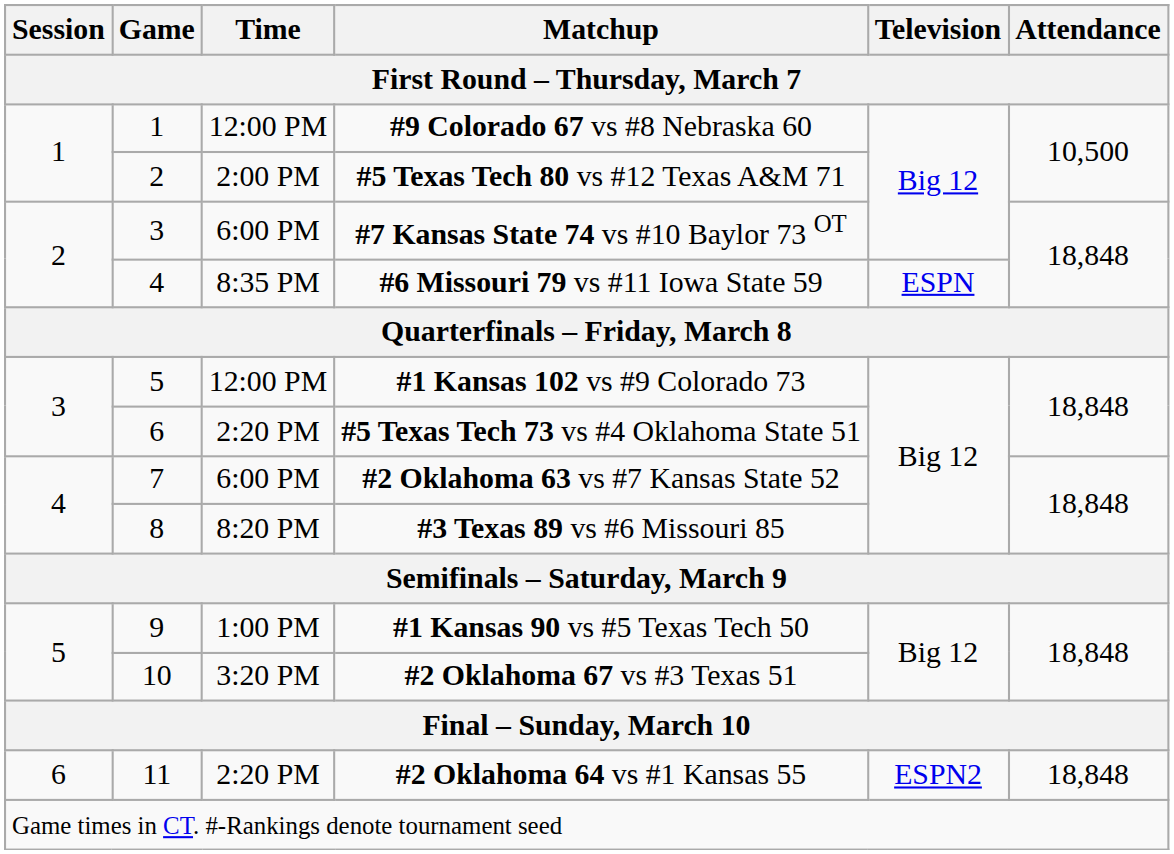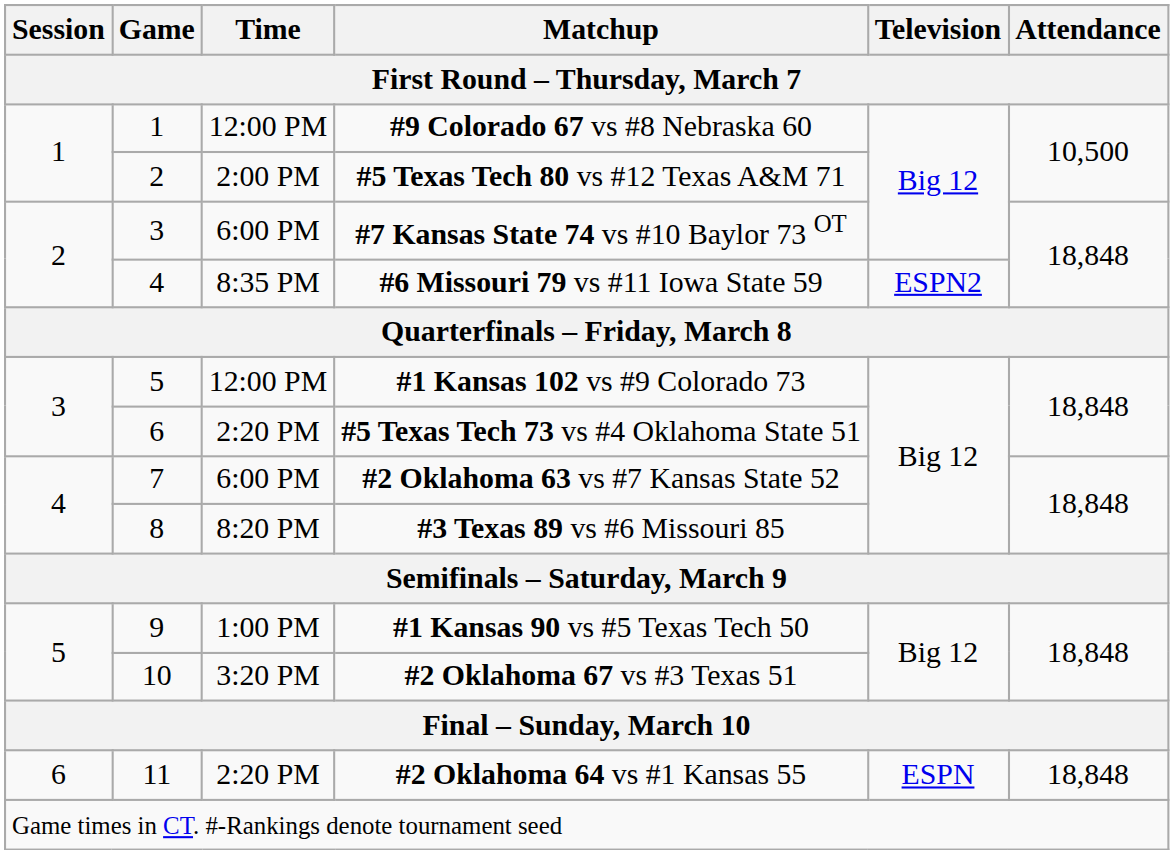(938, 283) ESPN -> (938, 283) ESPN2
(938, 774) ESPN2 -> (938, 774) ESPN
